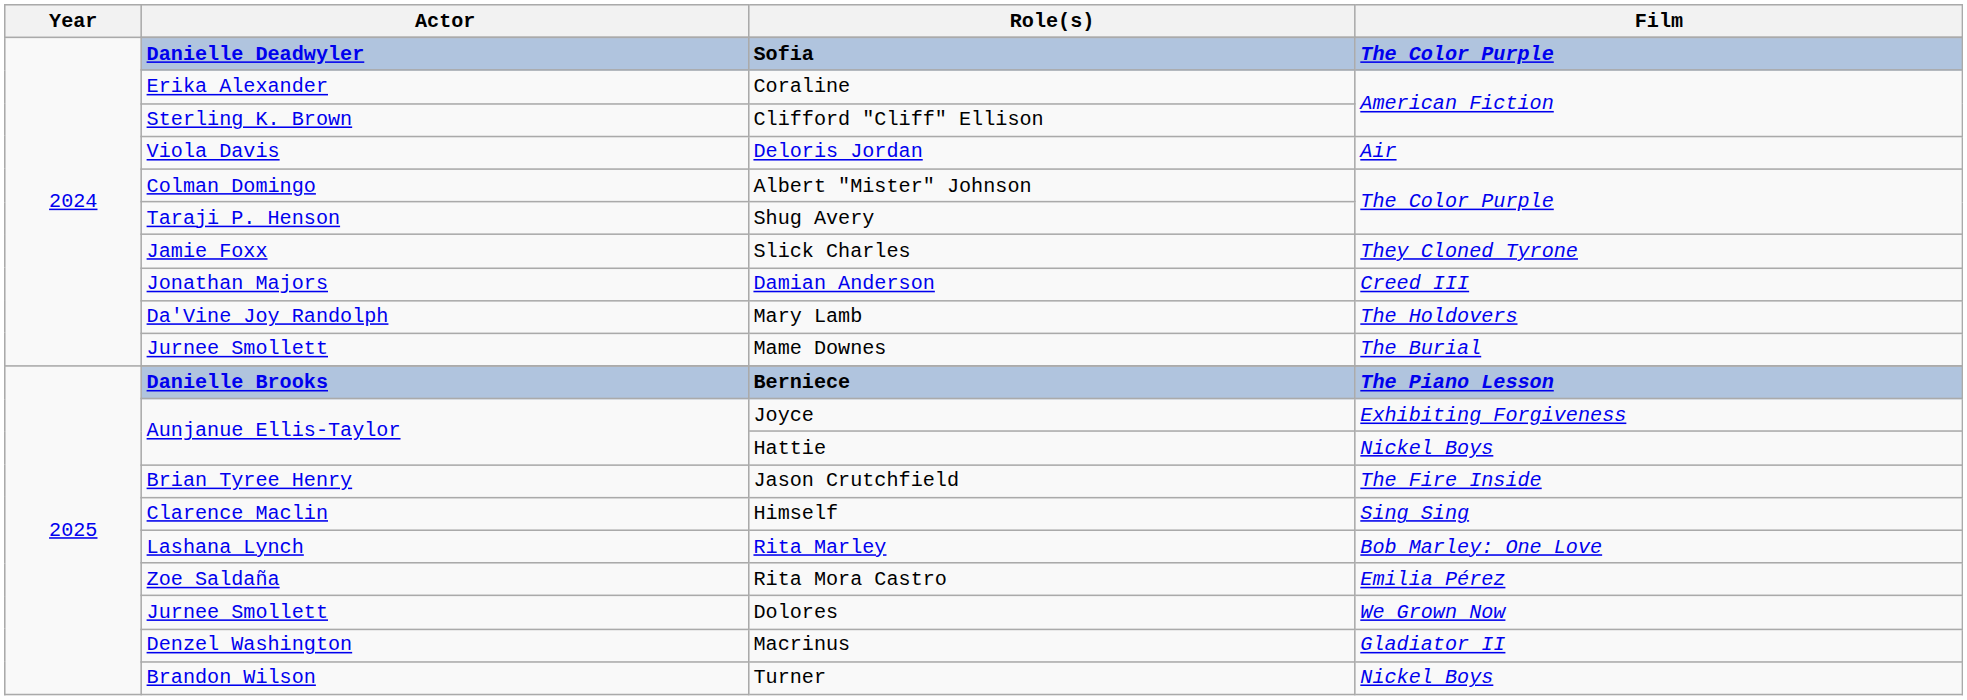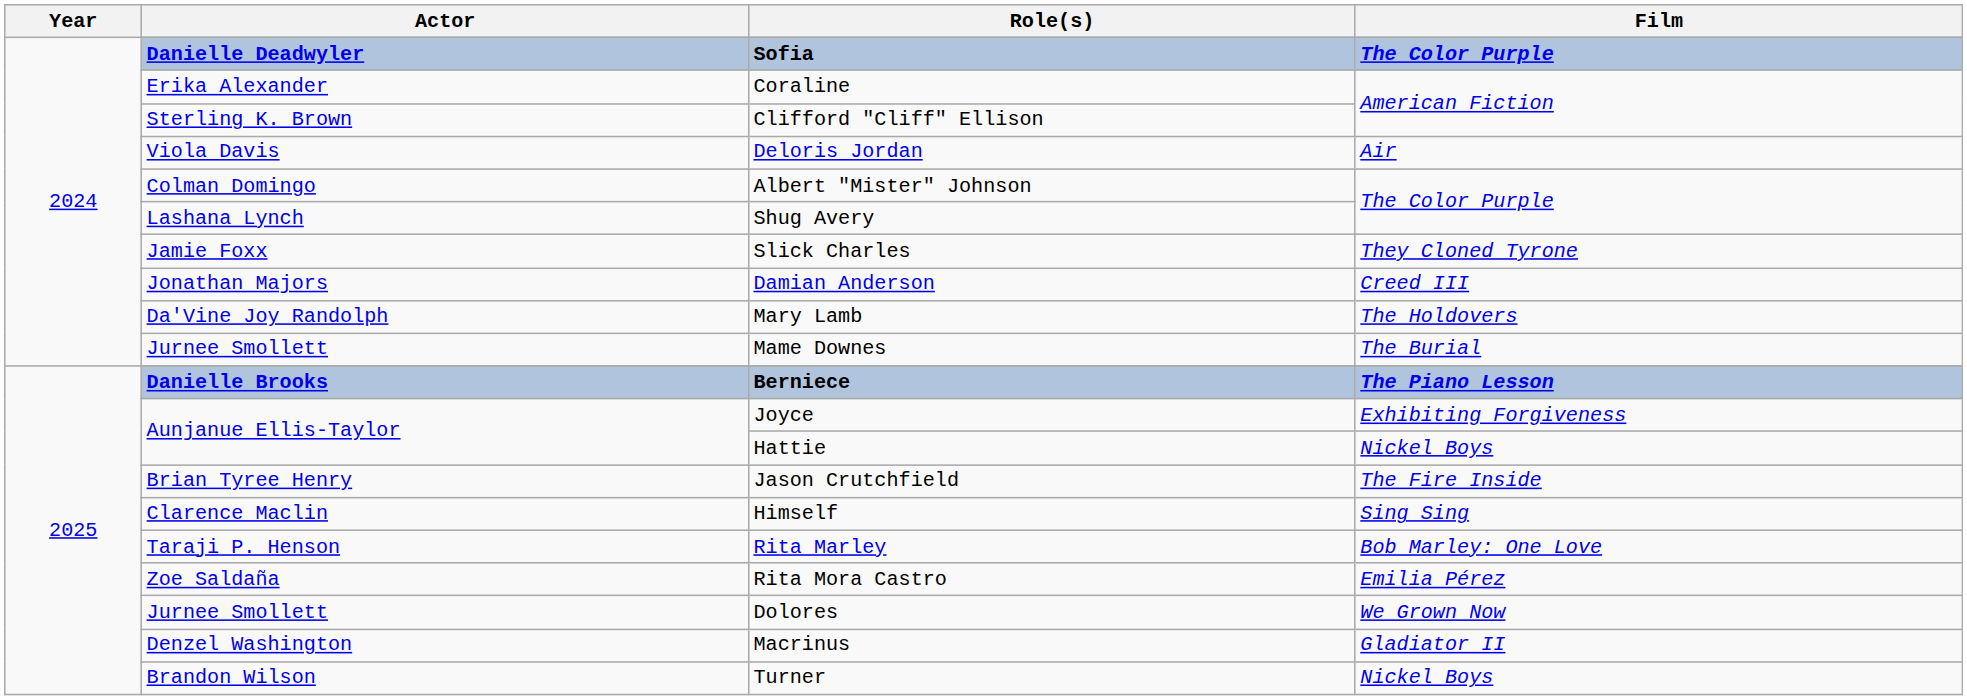(243, 218) Taraji P. Henson -> (225, 218) Lashana Lynch
(225, 547) Lashana Lynch -> (243, 547) Taraji P. Henson
